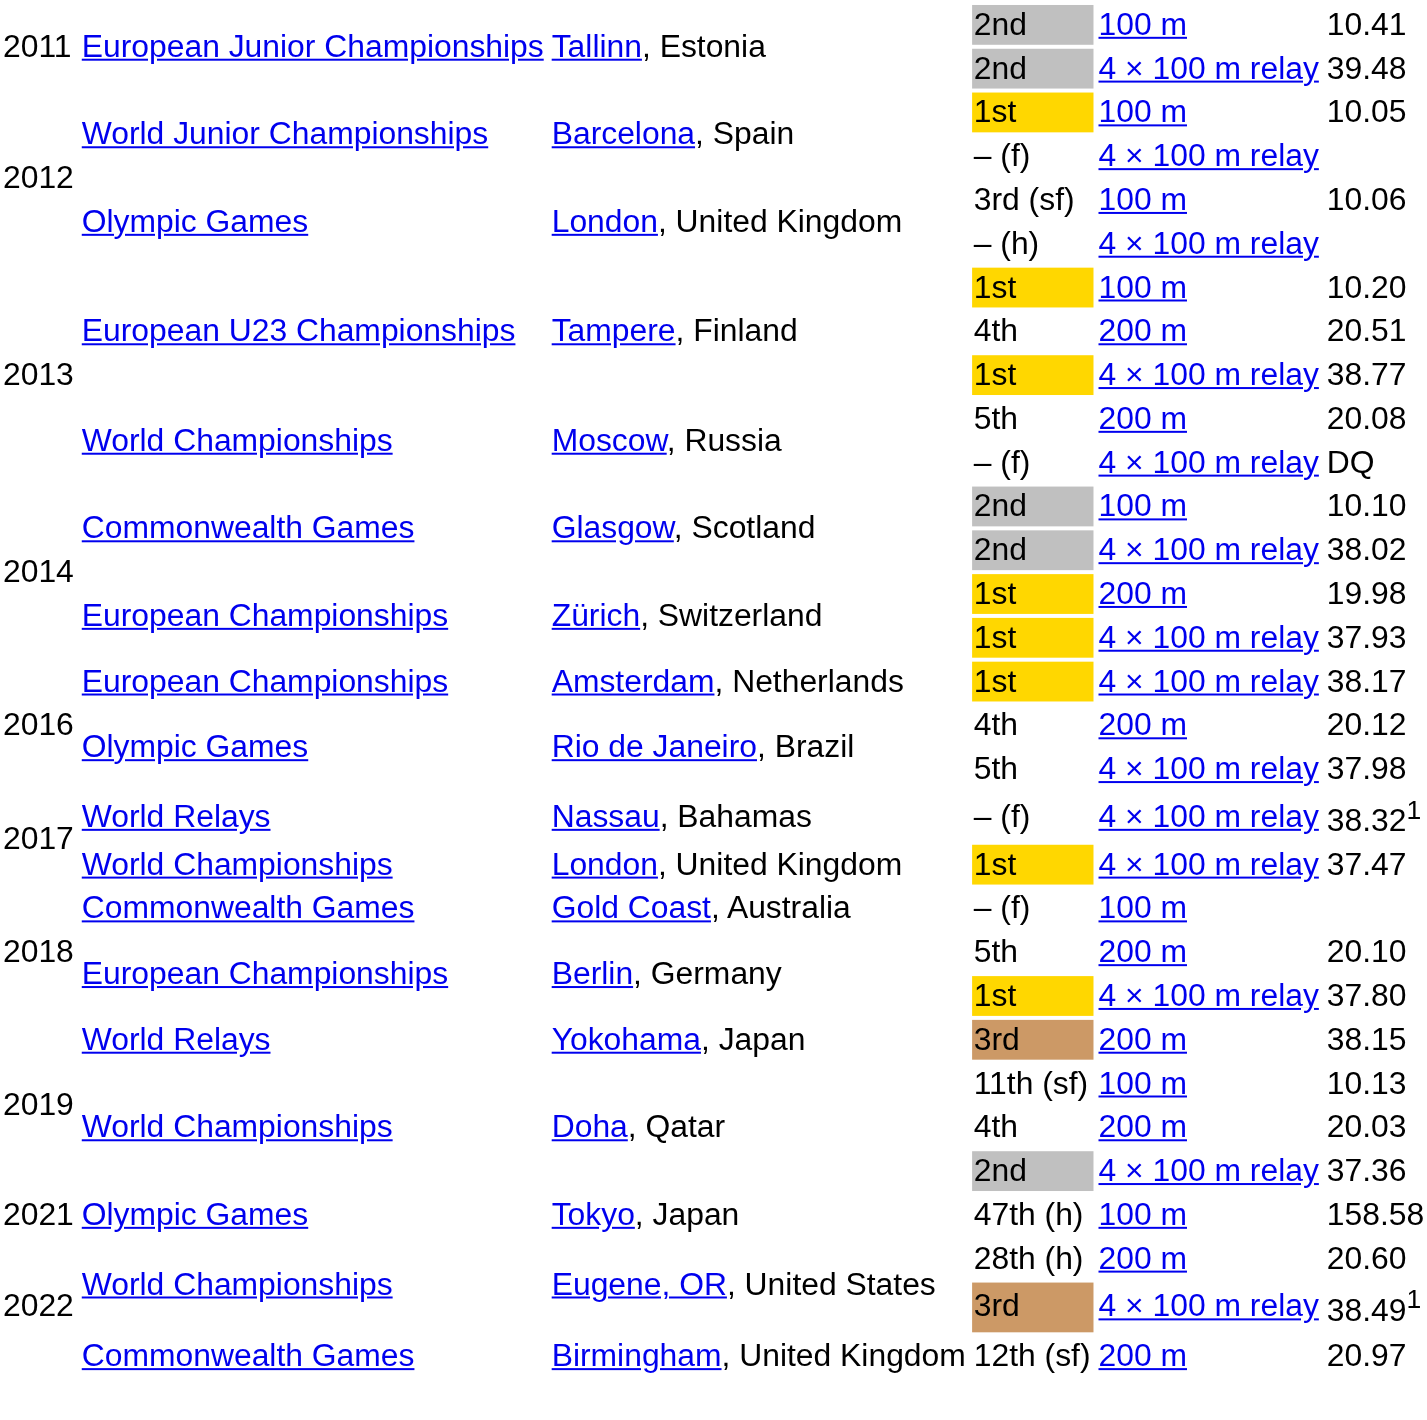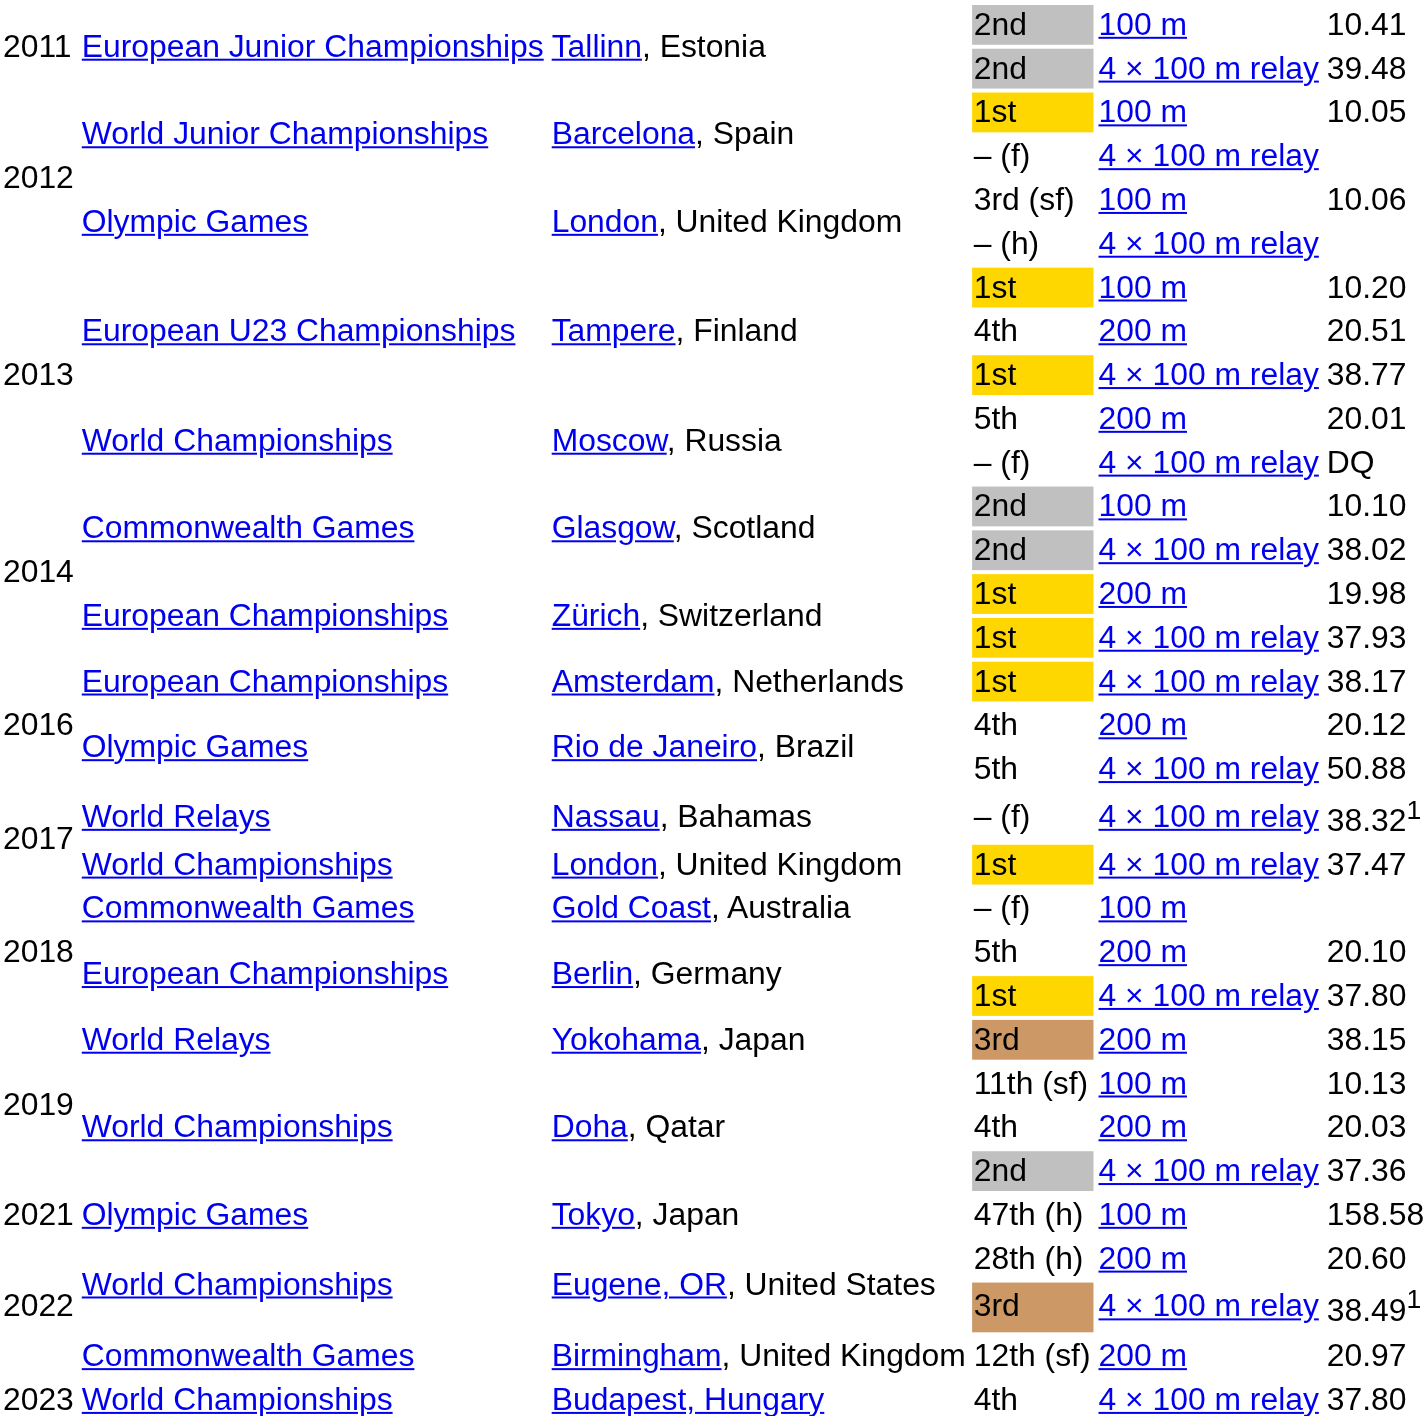(1367, 418) 20.08 -> (1367, 418) 20.01
(1367, 768) 37.98 -> (1367, 768) 50.88
+ row: (688, 1398)
